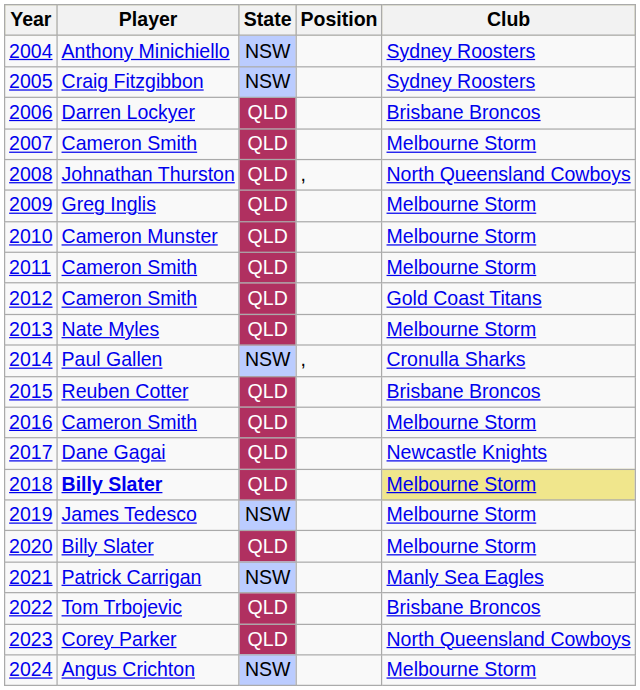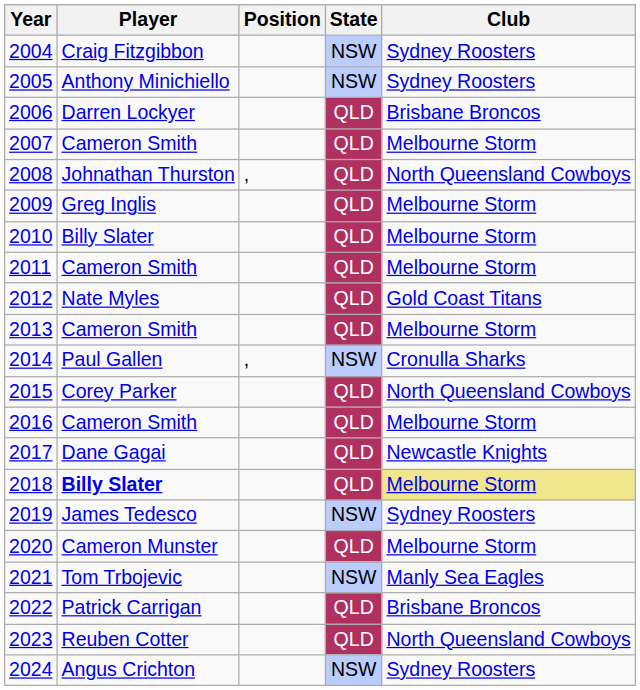columns swapped: (268, 19) <-> (339, 19)
(146, 50) Anthony Minichiello -> (133, 50) Craig Fitzgibbon
(133, 81) Craig Fitzgibbon -> (146, 81) Anthony Minichiello
(140, 236) Cameron Munster -> (108, 236) Billy Slater
(129, 298) Cameron Smith -> (110, 298) Nate Myles
(110, 329) Nate Myles -> (129, 329) Cameron Smith
(125, 391) Reuben Cotter -> (119, 391) Corey Parker
(464, 391) Brisbane Broncos -> (509, 391) North Queensland Cowboys
(461, 515) Melbourne Storm -> (461, 515) Sydney Roosters
(108, 546) Billy Slater -> (140, 546) Cameron Munster
(131, 577) Patrick Carrigan -> (122, 577) Tom Trbojevic
(122, 608) Tom Trbojevic -> (131, 608) Patrick Carrigan
(119, 639) Corey Parker -> (125, 639) Reuben Cotter
(461, 670) Melbourne Storm -> (461, 670) Sydney Roosters
